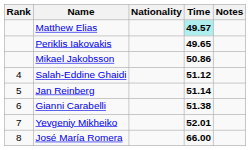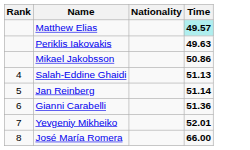- column: (229, 12)
(199, 43) 49.65 -> (199, 43) 49.63
(199, 75) 51.12 -> (199, 75) 51.13
(199, 106) 51.38 -> (199, 106) 51.36
